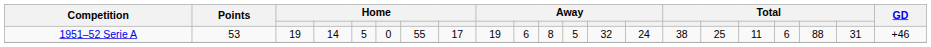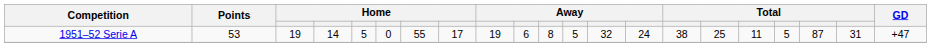(787, 34) 6 -> (787, 34) 5
(818, 34) 88 -> (818, 34) 87
(900, 34) +46 -> (900, 34) +47
